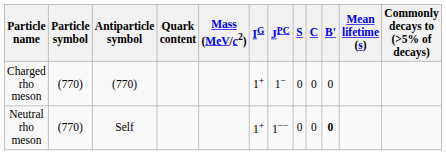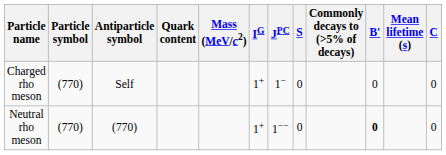columns swapped: (314, 33) <-> (412, 33)
(125, 83) (770) -> (125, 83) Self
(125, 127) Self -> (125, 127) (770)
